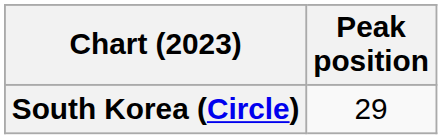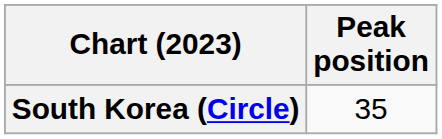(371, 108) 29 -> (371, 108) 35
